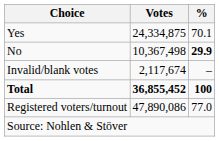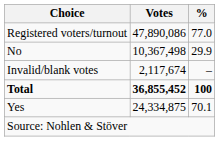rows swapped: (16, 32) <-> (67, 107)
(202, 51) bold -> (202, 51) normal
